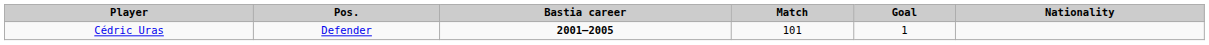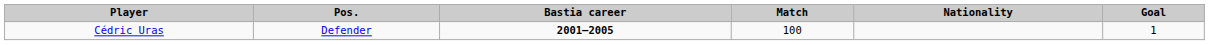columns swapped: (904, 13) <-> (1080, 13)
(792, 31) 101 -> (792, 31) 100
